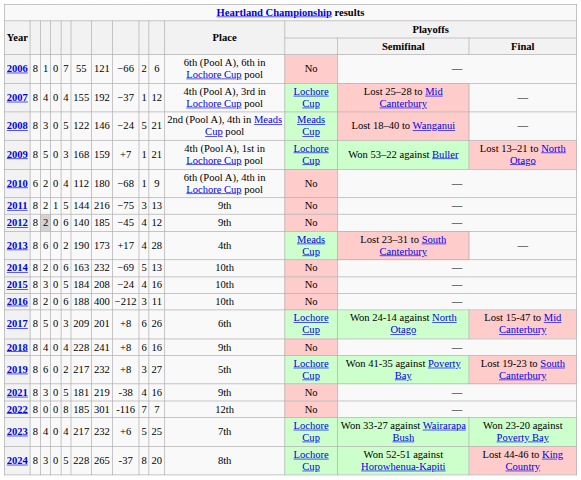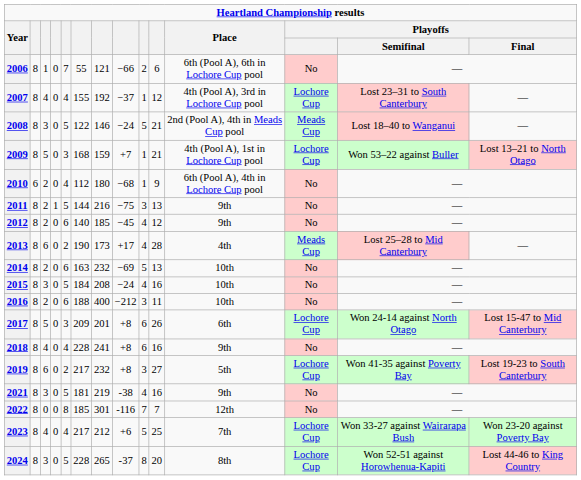(403, 97) Lost 25–28 to Mid Canterbury -> (403, 97) Lost 23–31 to South Canterbury
(46, 223) lightgrey background -> (46, 223) no background
(403, 245) Lost 23–31 to South Canterbury -> (403, 245) Lost 25–28 to Mid Canterbury
(102, 432) 232 -> (102, 432) 212
